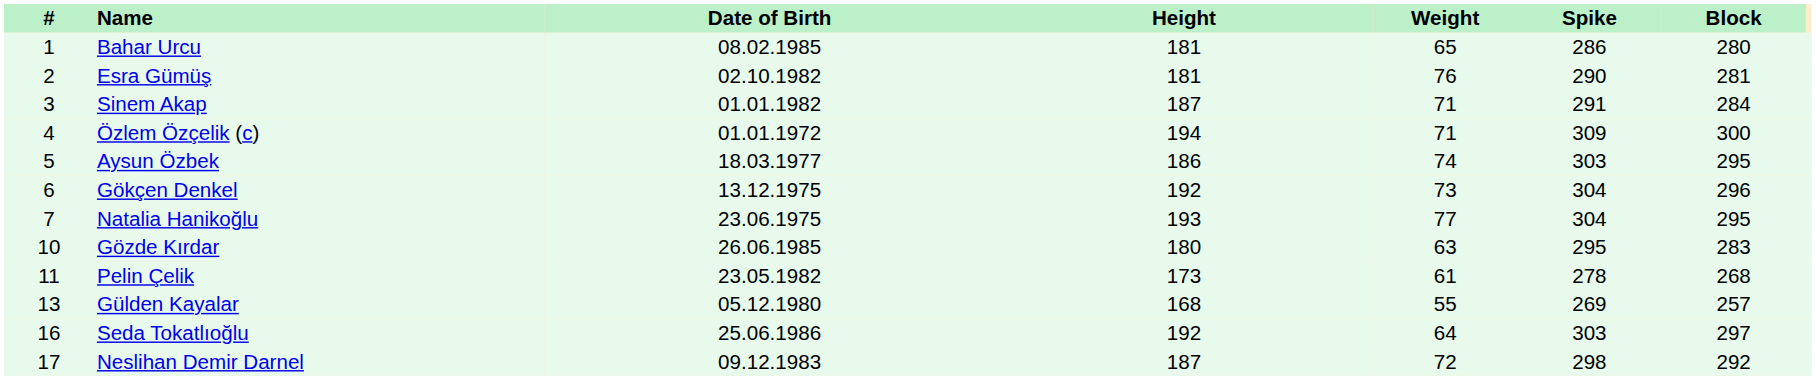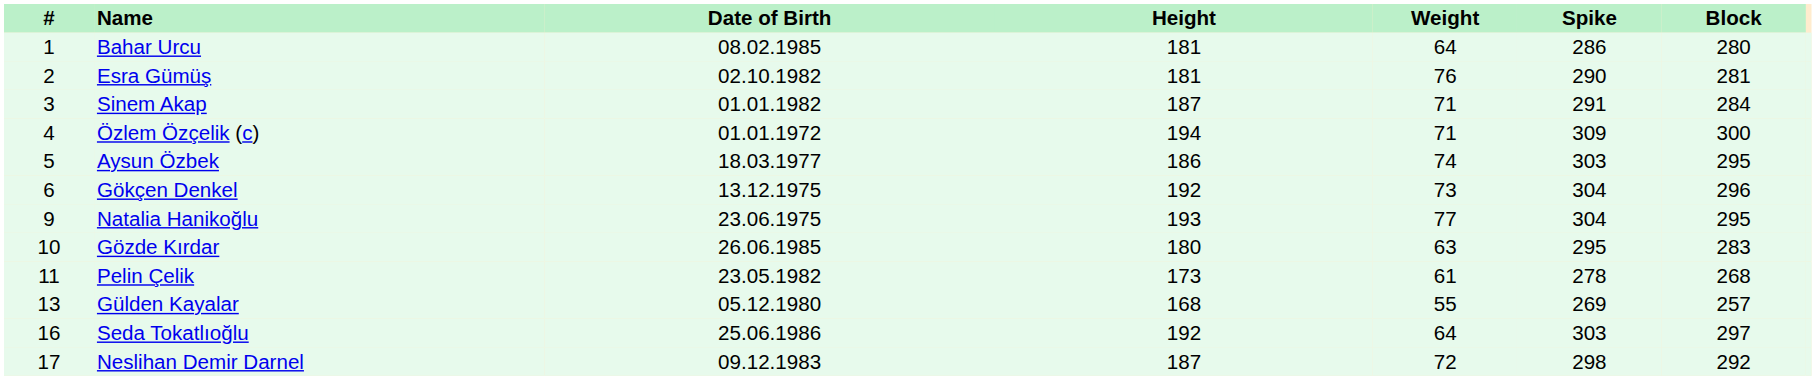(1445, 47) 65 -> (1445, 47) 64
(49, 218) 7 -> (49, 218) 9
